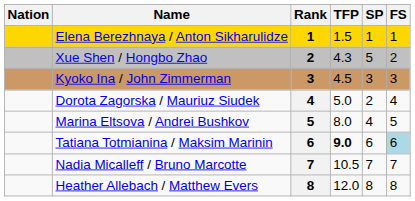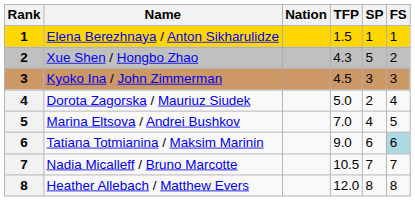columns swapped: (311, 15) <-> (28, 15)
(343, 121) 8.0 -> (343, 121) 7.0
(343, 143) bold -> (343, 143) normal
